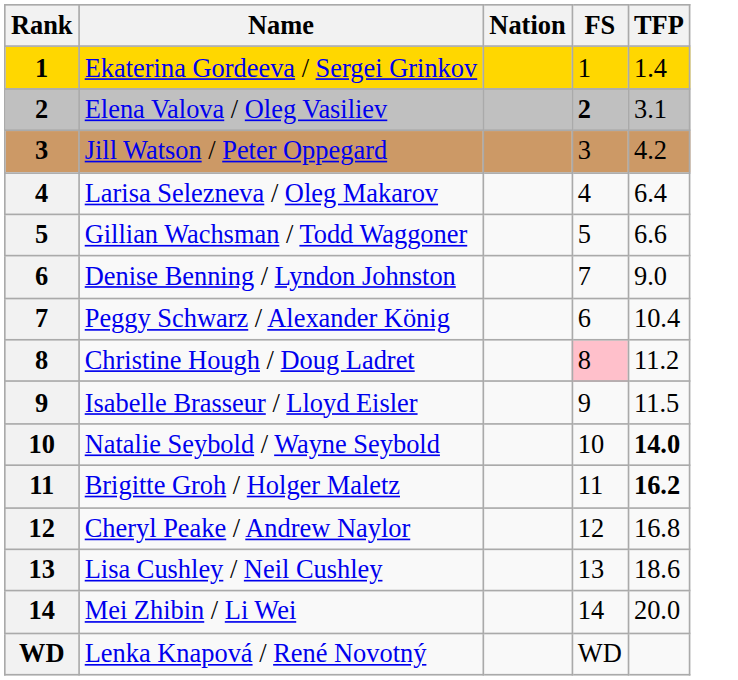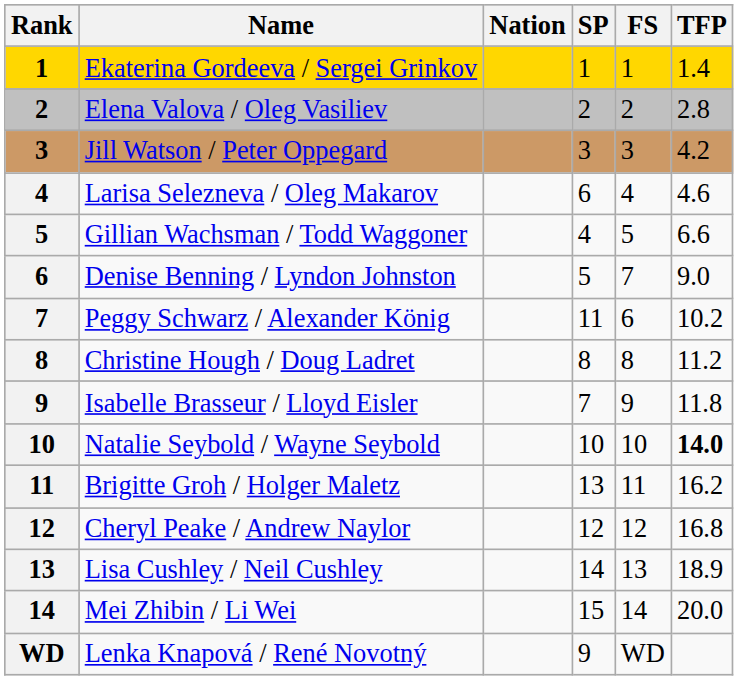+ column: (593, 25)
(584, 109) bold -> (627, 109) normal
(650, 109) 3.1 -> (693, 109) 2.8
(650, 192) 6.4 -> (693, 192) 4.6
(657, 318) 10.4 -> (700, 318) 10.2
(584, 360) pink background -> (627, 360) no background
(657, 402) 11.5 -> (700, 402) 11.8
(657, 485) bold -> (700, 485) normal
(657, 569) 18.6 -> (700, 569) 18.9
